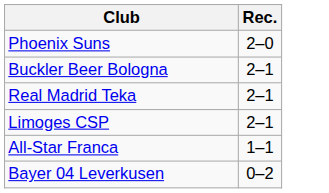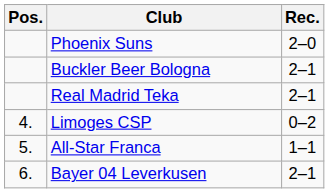+ column: (26, 17)
(260, 122) 2–1 -> (302, 122) 0–2
(260, 174) 0–2 -> (302, 174) 2–1
